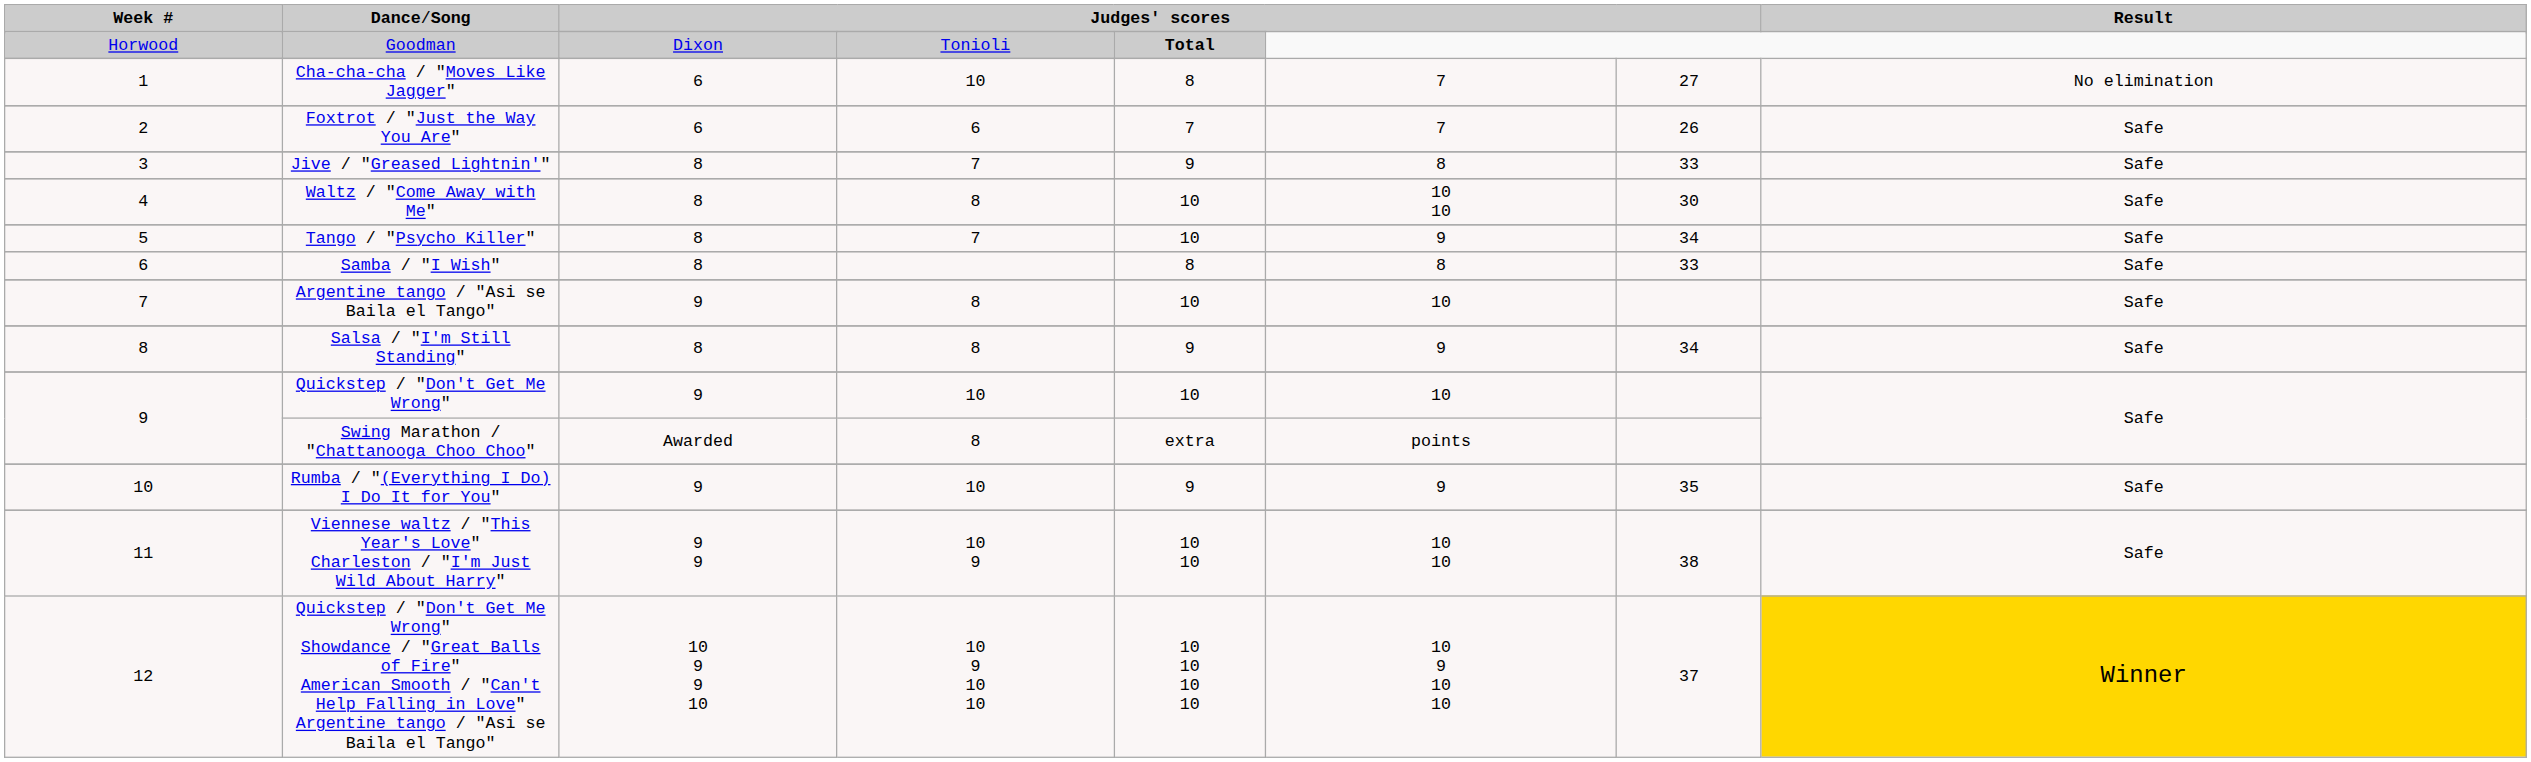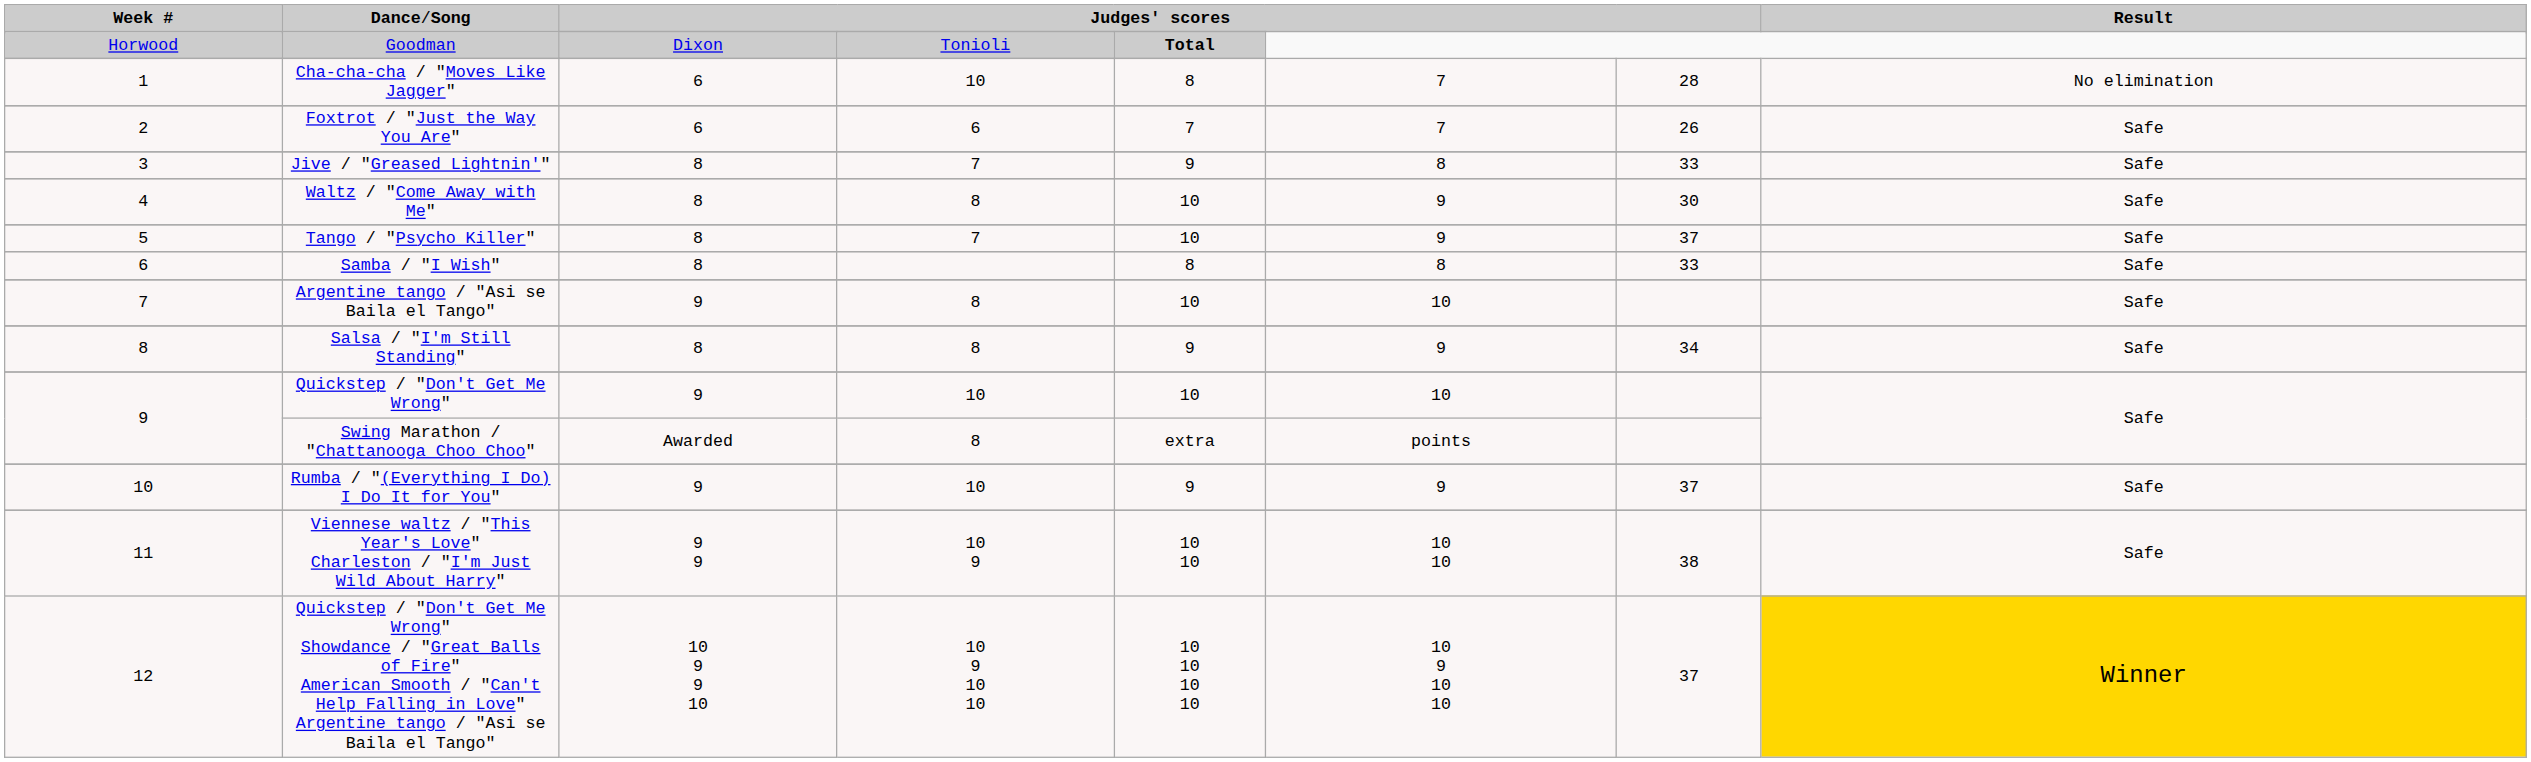(1689, 82) 27 -> (1689, 82) 28
(1441, 202) 10 10 -> (1441, 202) 9
(1689, 239) 34 -> (1689, 239) 37
(1689, 488) 35 -> (1689, 488) 37
